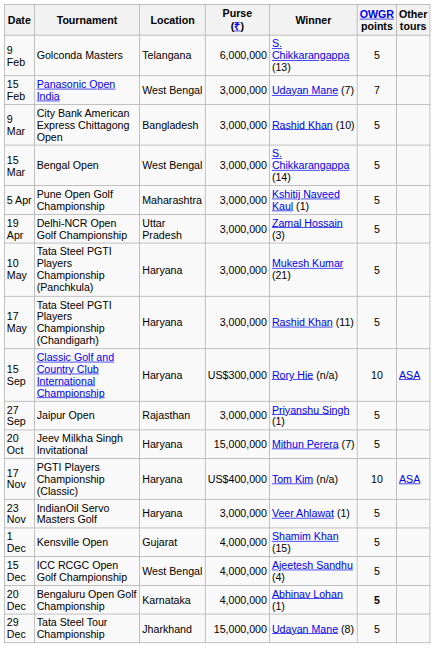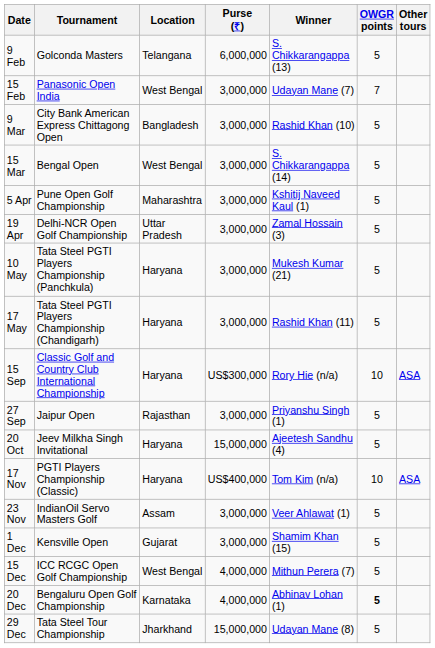(313, 444) Mithun Perera (7) -> (312, 444) Ajeetesh Sandhu (4)
(162, 514) Haryana -> (159, 514) Assam
(243, 542) 4,000,000 -> (243, 542) 3,000,000
(312, 571) Ajeetesh Sandhu (4) -> (313, 571) Mithun Perera (7)
